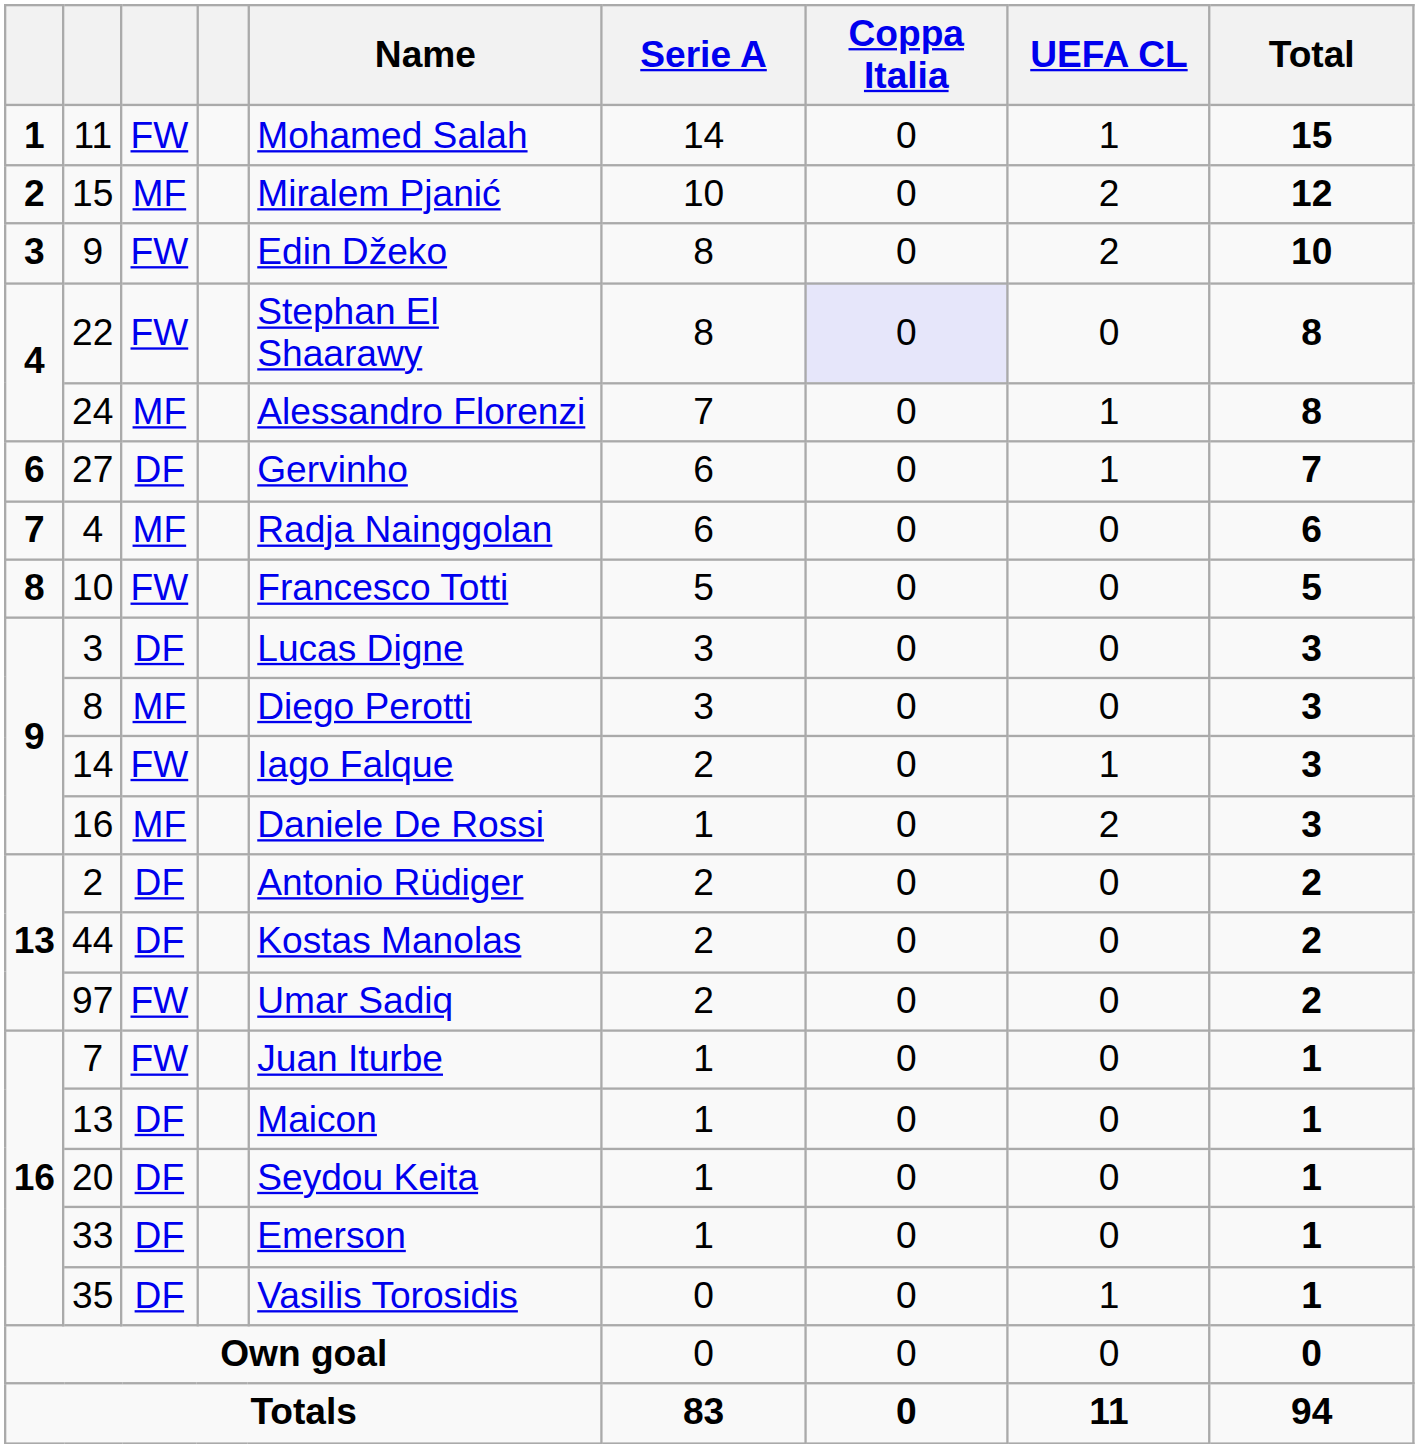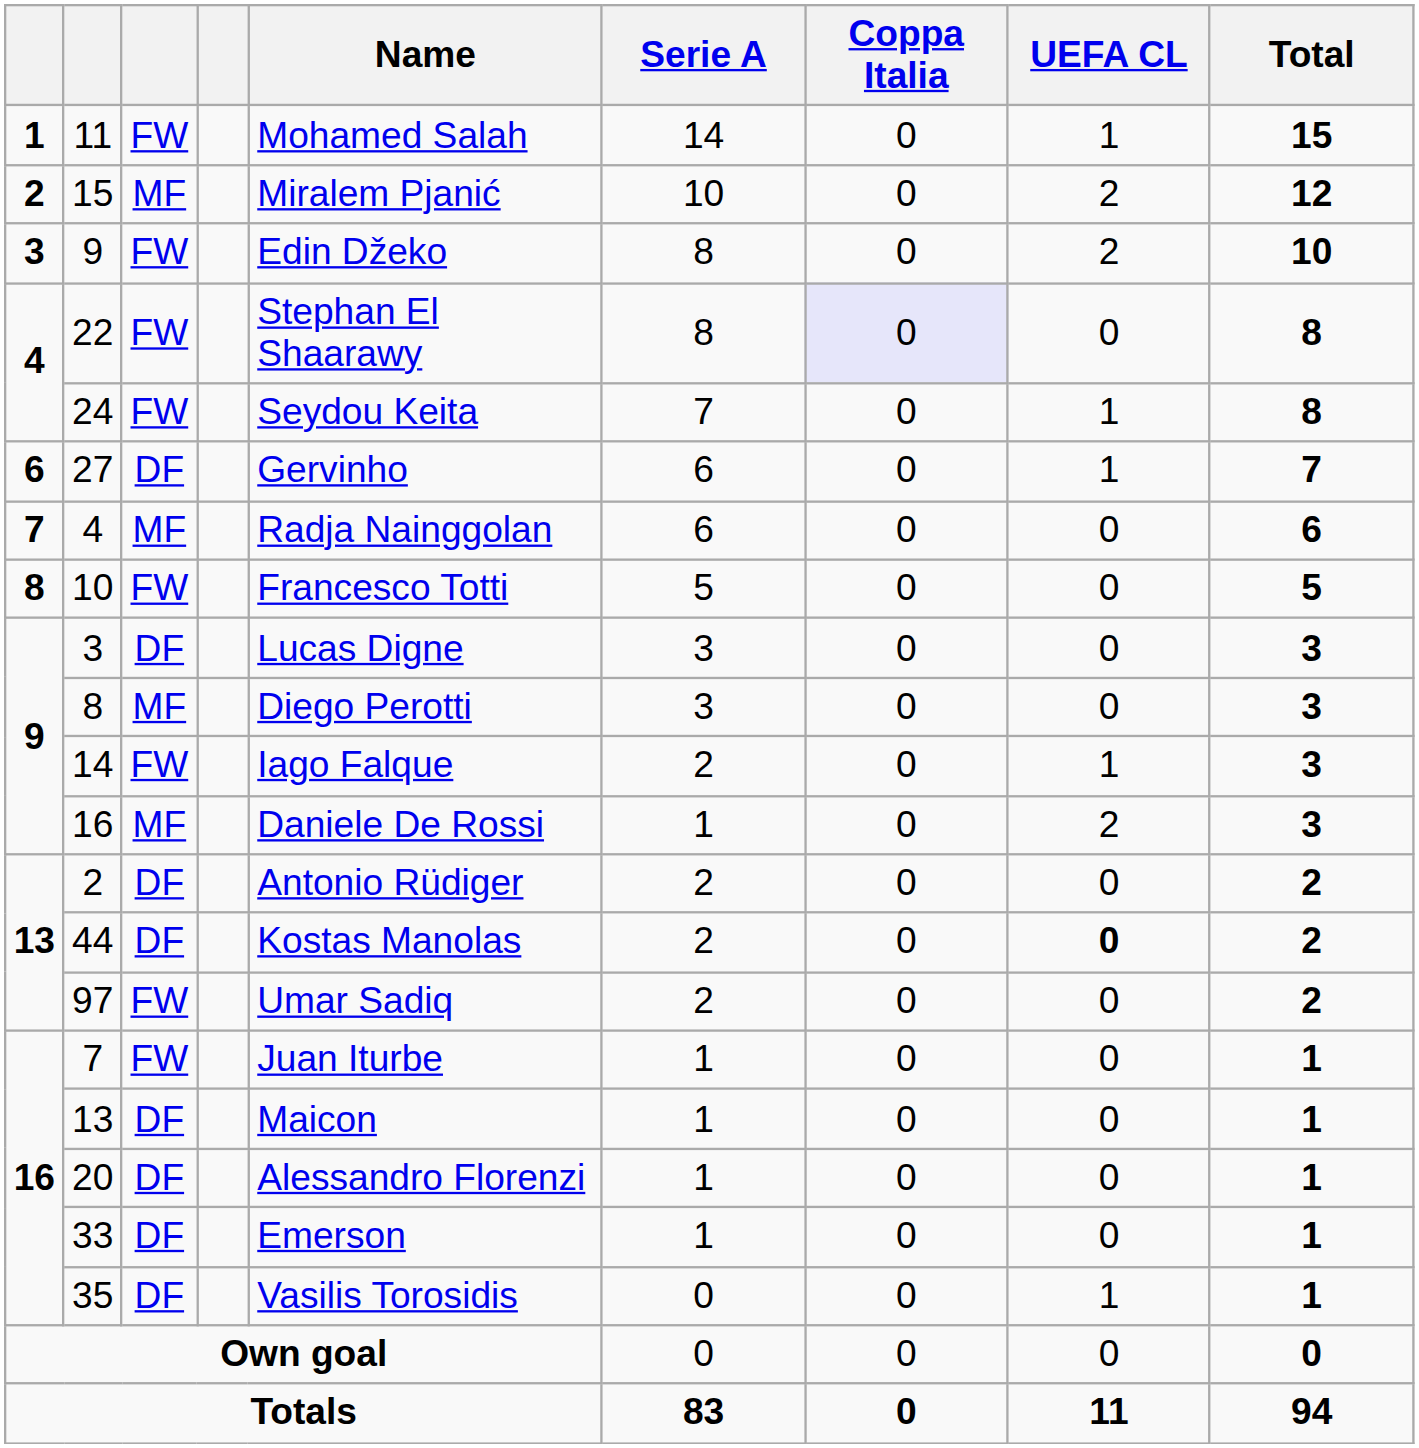(159, 411) MF -> (159, 411) FW
(421, 411) Alessandro Florenzi -> (368, 411) Seydou Keita
(1109, 941) normal -> (1109, 941) bold
(368, 1177) Seydou Keita -> (421, 1177) Alessandro Florenzi
